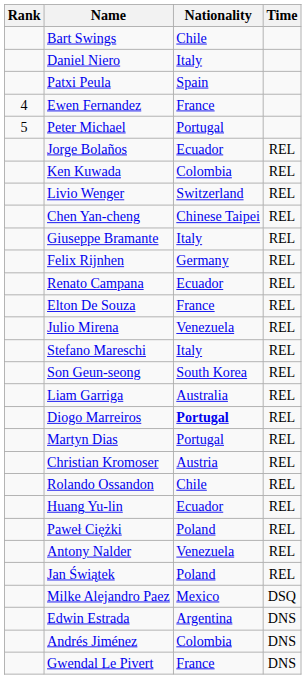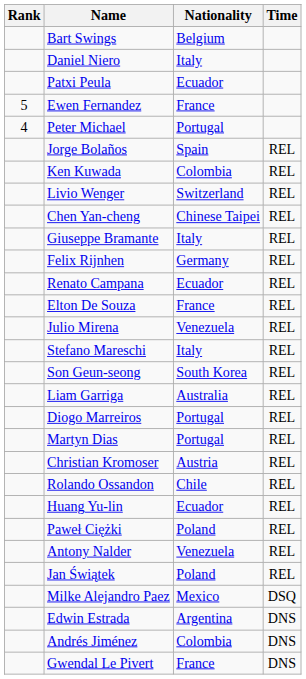(192, 37) Chile -> (201, 37) Belgium
(192, 82) Spain -> (200, 82) Ecuador
(24, 104) 4 -> (24, 104) 5
(24, 127) 5 -> (24, 127) 4
(200, 149) Ecuador -> (192, 149) Spain
(203, 417) bold -> (200, 417) normal
